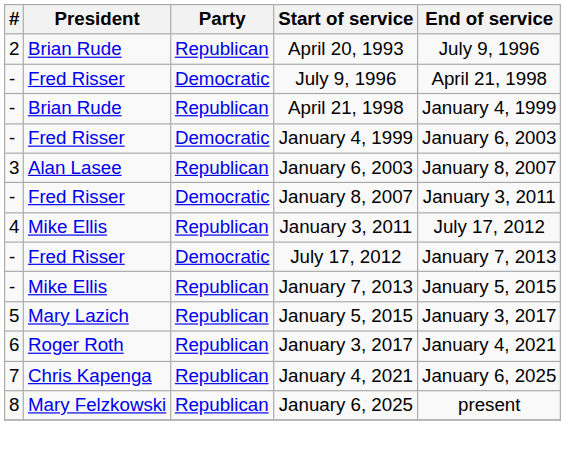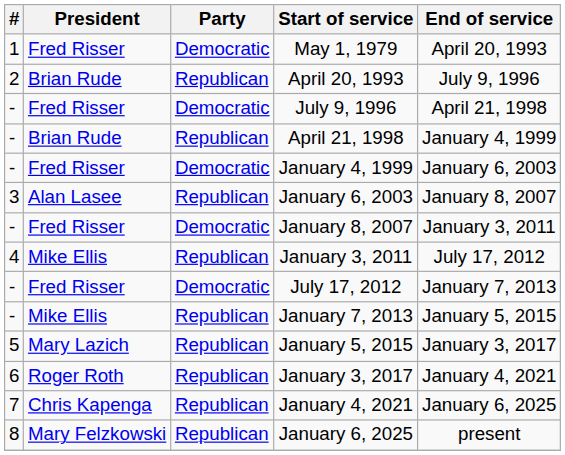+ row: (346, 49)
